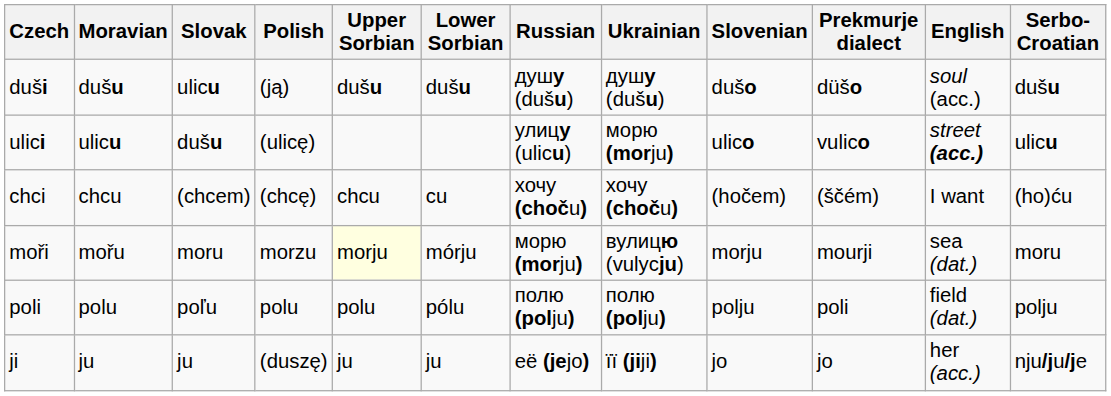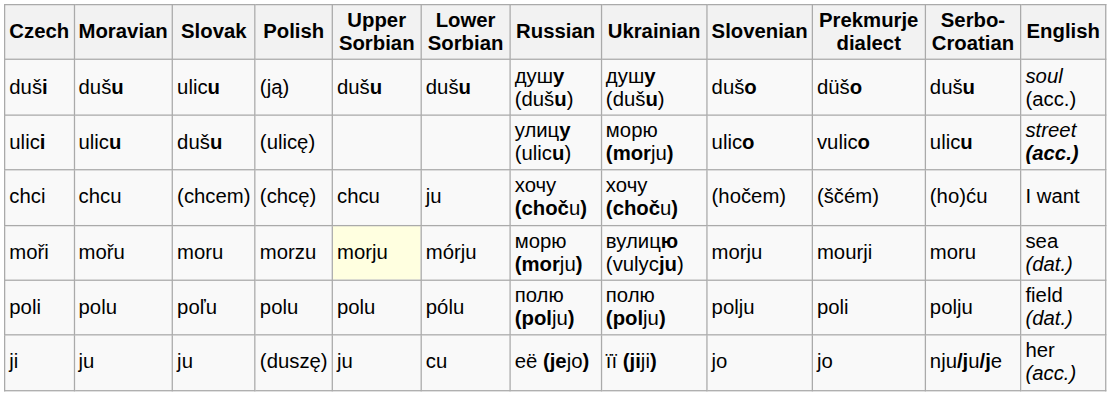columns swapped: (1058, 32) <-> (968, 32)
(437, 197) cu -> (434, 197) ju
(434, 362) ju -> (437, 362) cu
